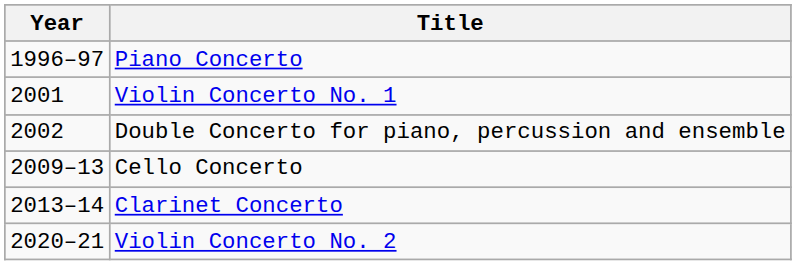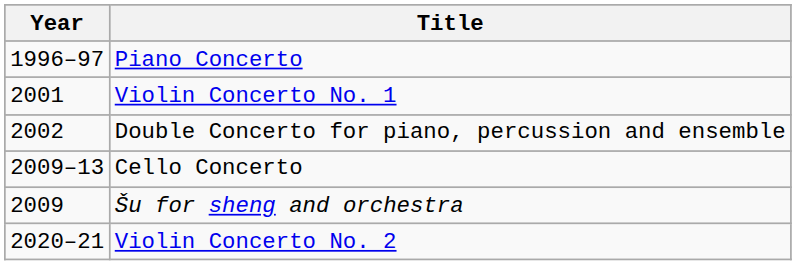+ row: (289, 205)
- row: (229, 205)
